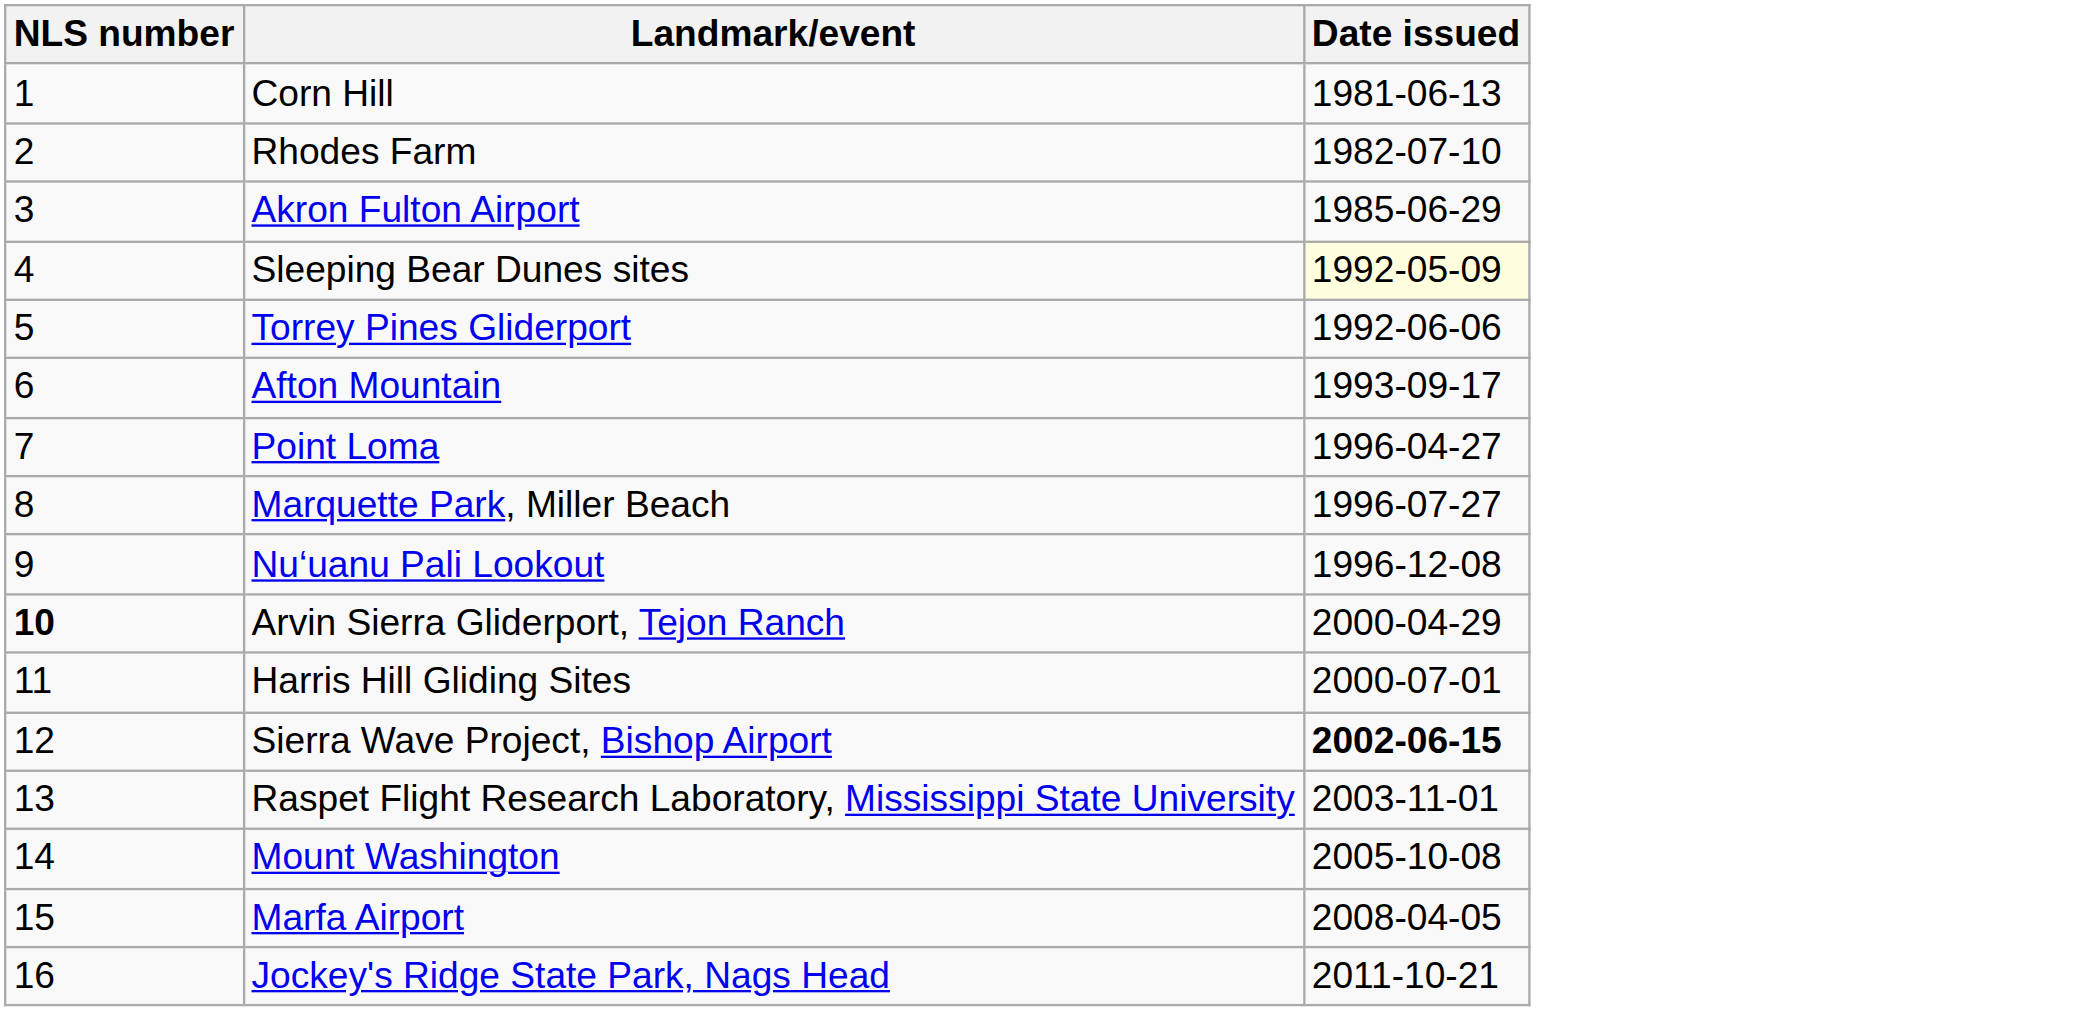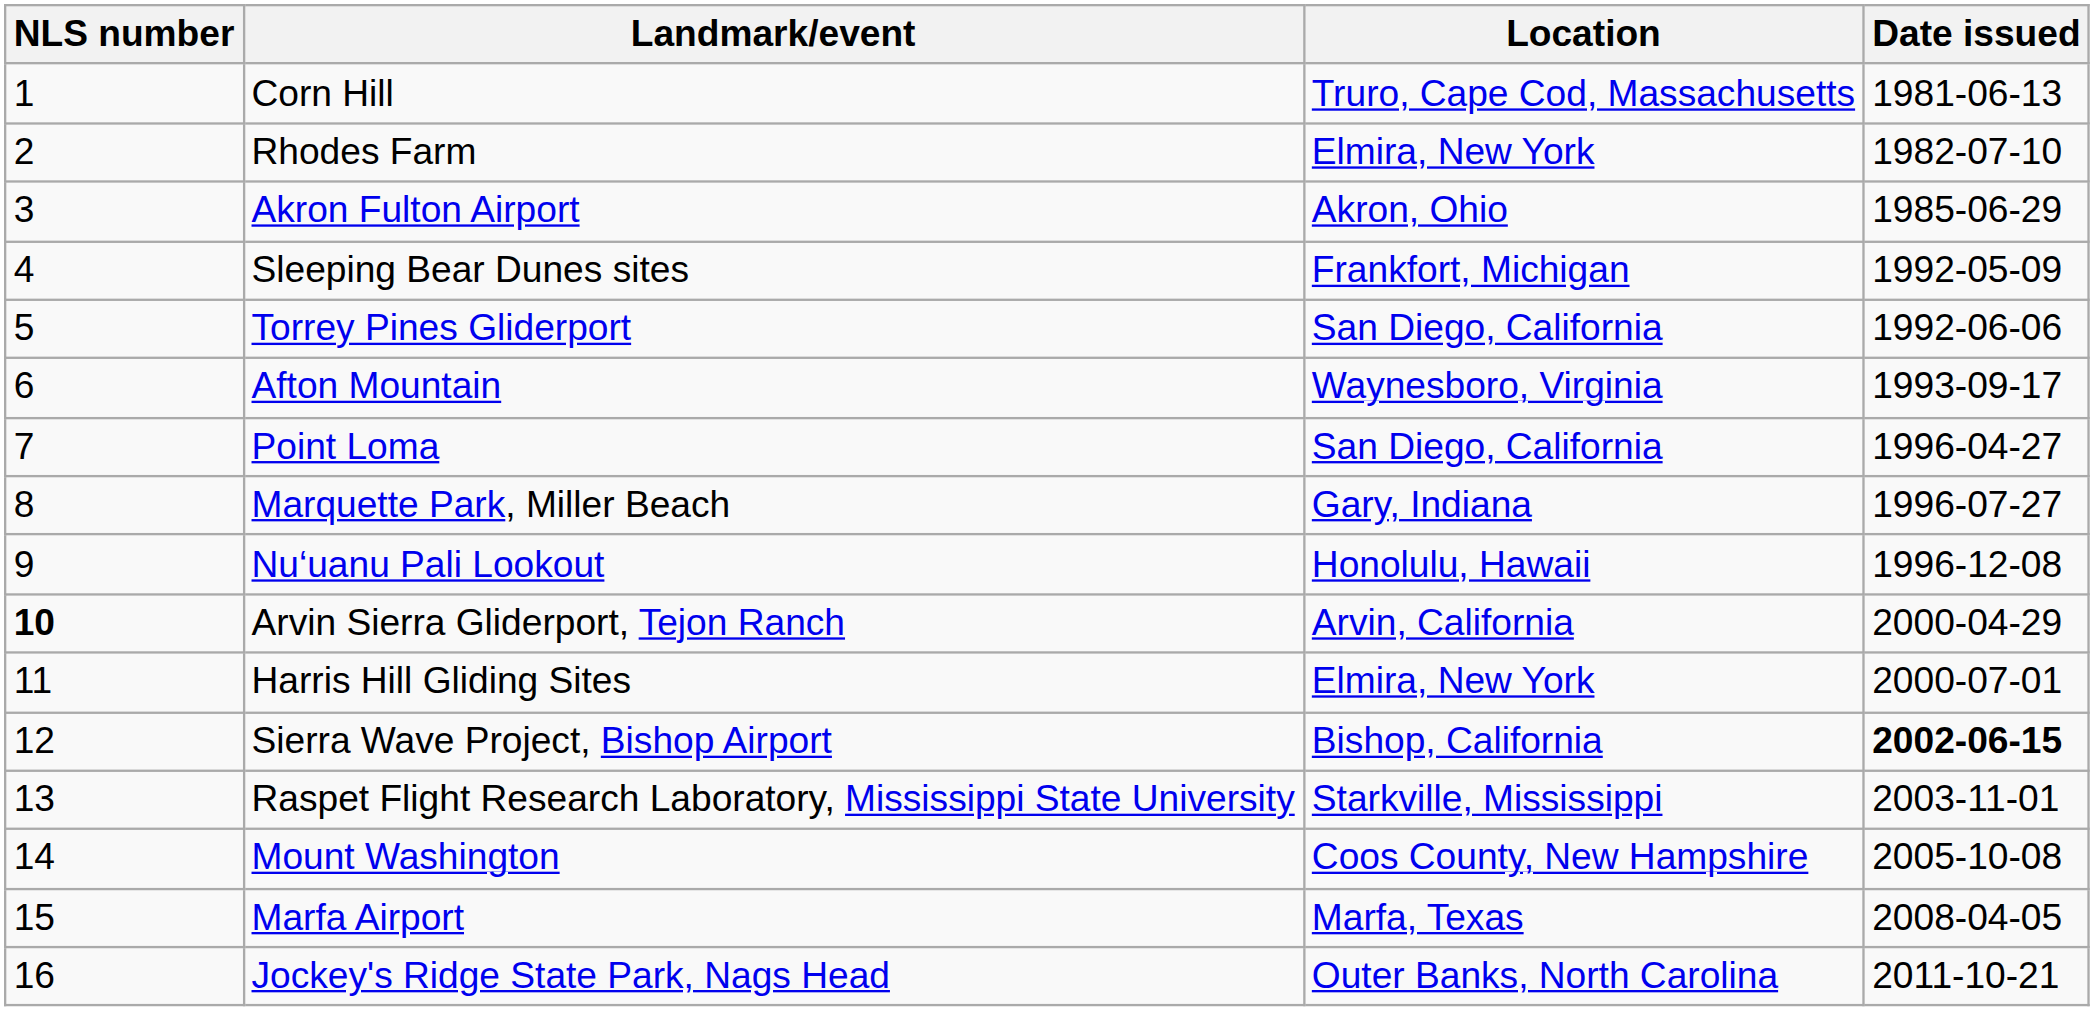+ column: (1583, 33)
(1407, 269) lightyellow background -> (1967, 269) no background
